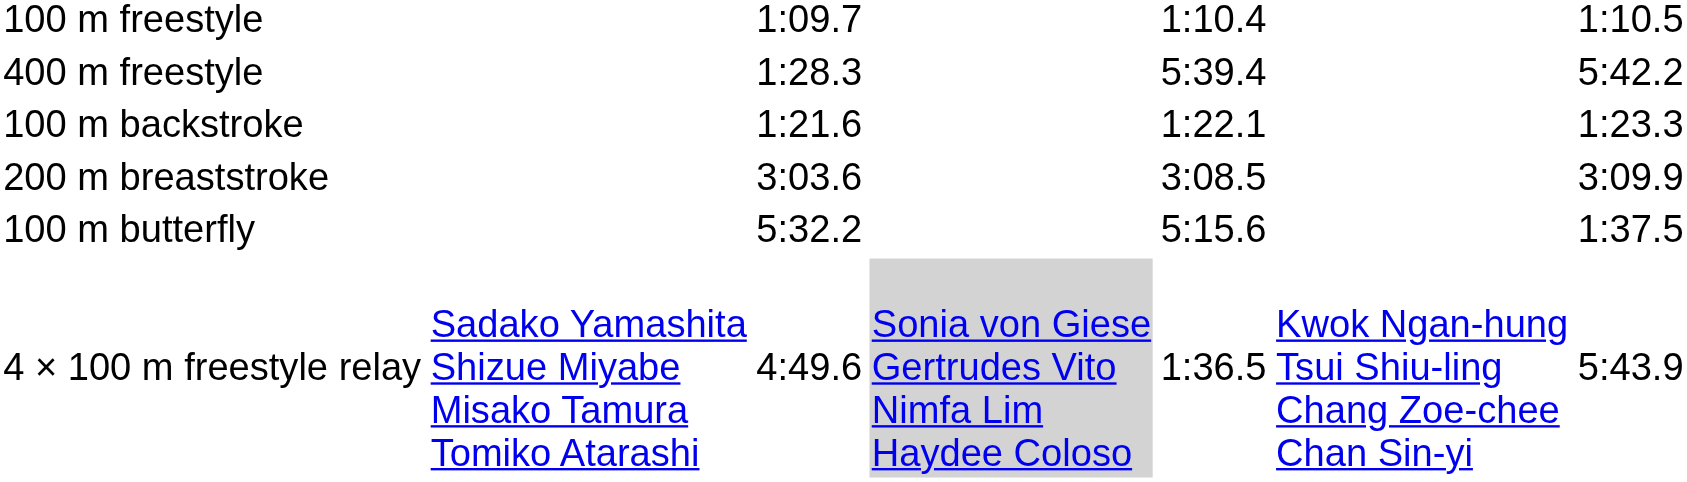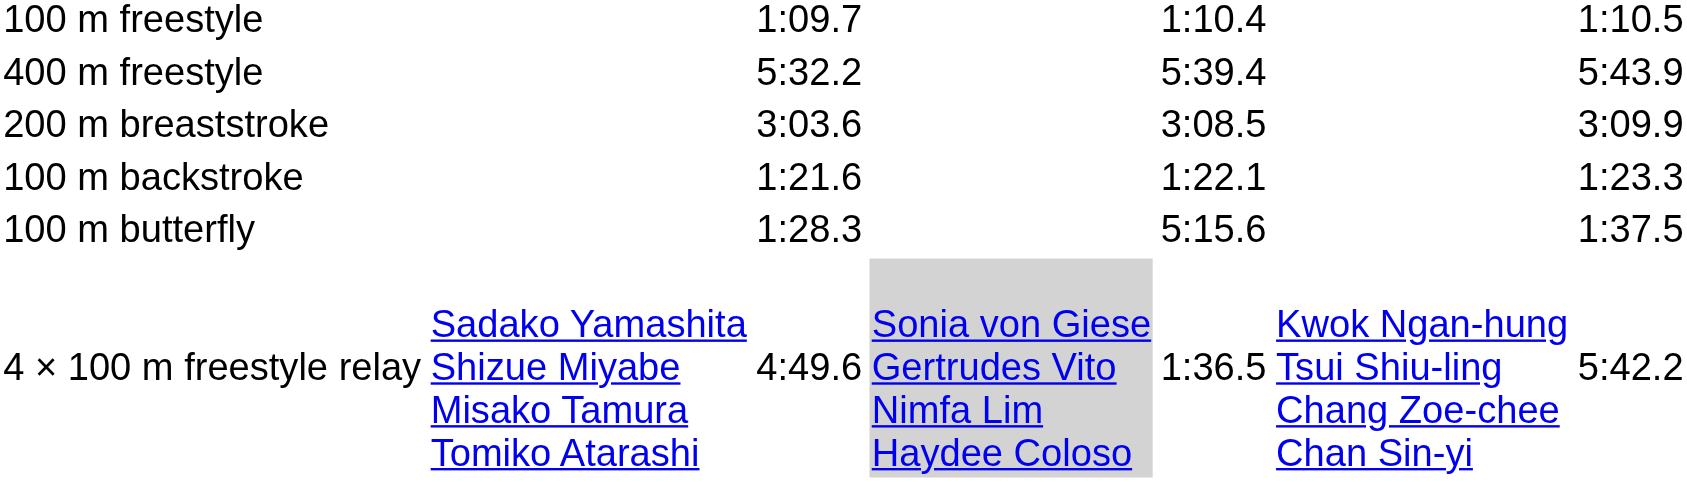(809, 72) 1:28.3 -> (809, 72) 5:32.2
(1631, 72) 5:42.2 -> (1631, 72) 5:43.9
rows swapped: (153, 124) <-> (166, 176)
(809, 229) 5:32.2 -> (809, 229) 1:28.3
(1631, 367) 5:43.9 -> (1631, 367) 5:42.2
